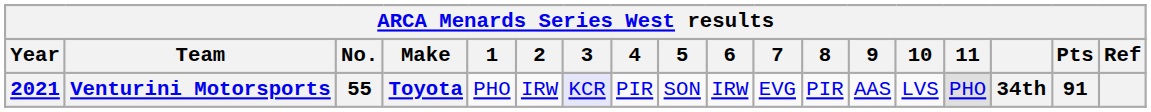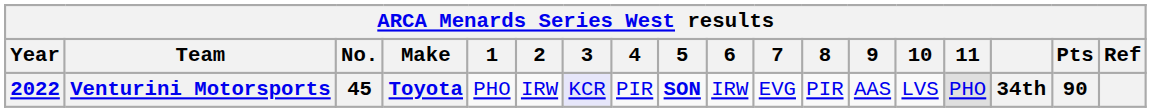(35, 89) 2021 -> (35, 89) 2022
(360, 89) 55 -> (360, 89) 45
(682, 89) normal -> (682, 89) bold
(1075, 89) 91 -> (1075, 89) 90
